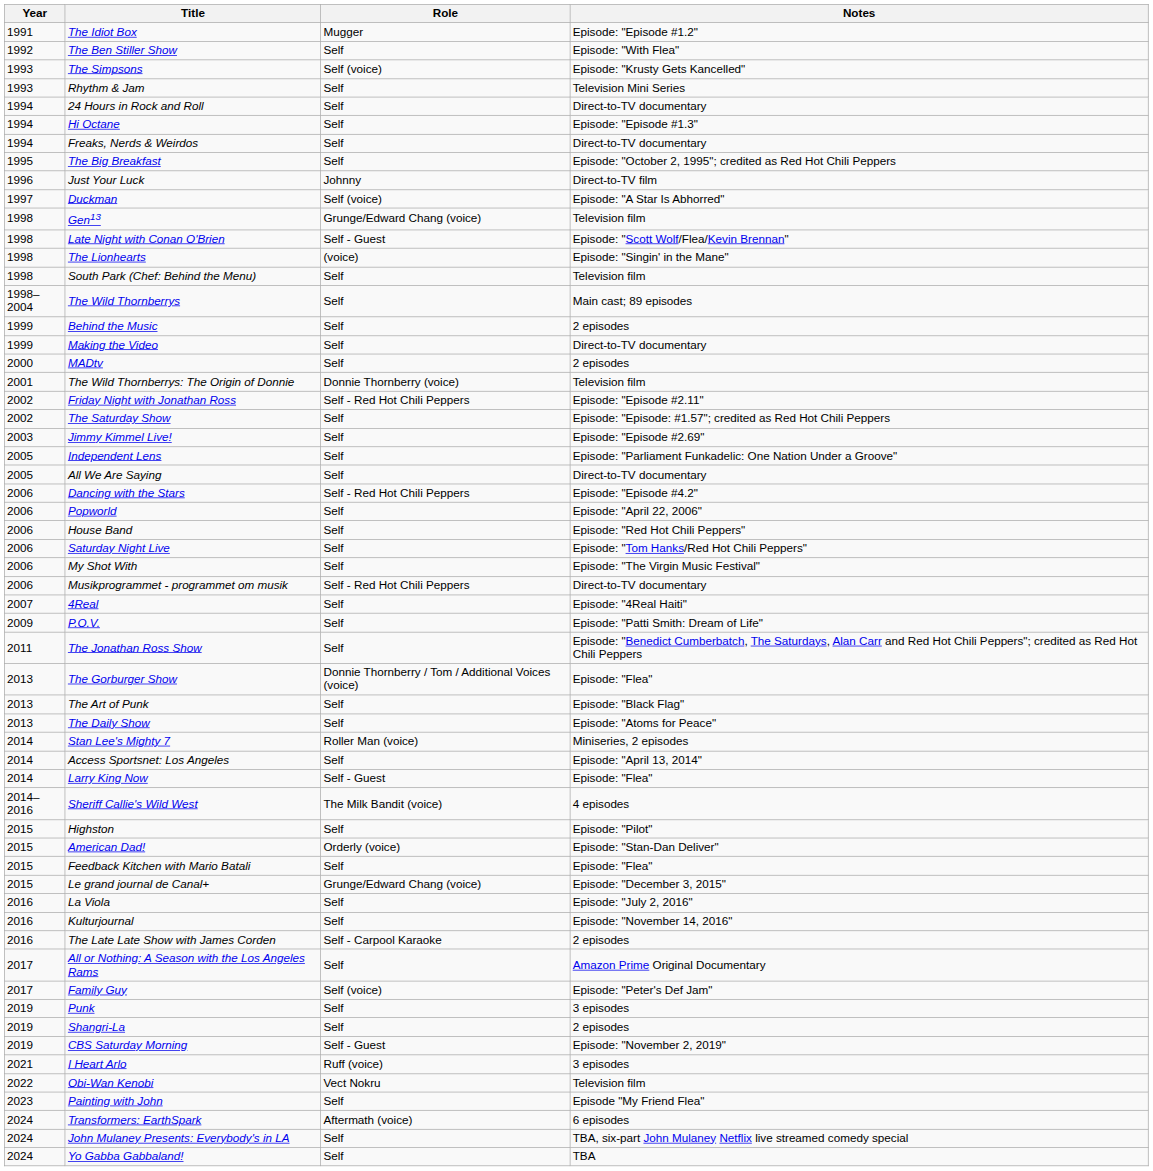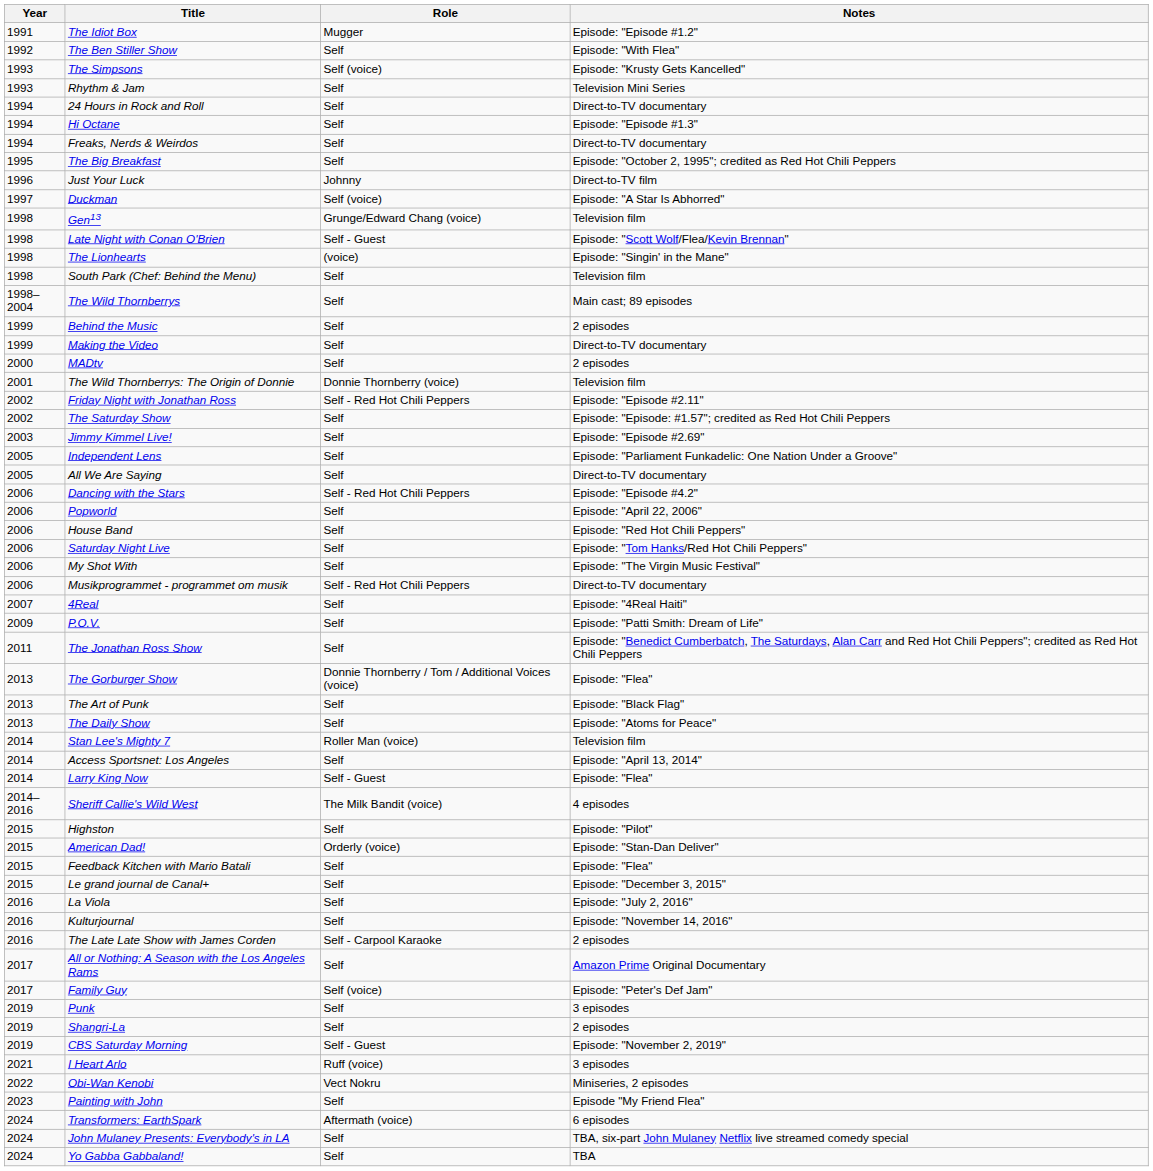(630, 741) Miniseries, 2 episodes -> (609, 741) Television film
(402, 884) Grunge/Edward Chang (voice) -> (334, 884) Self
(609, 1082) Television film -> (630, 1082) Miniseries, 2 episodes
